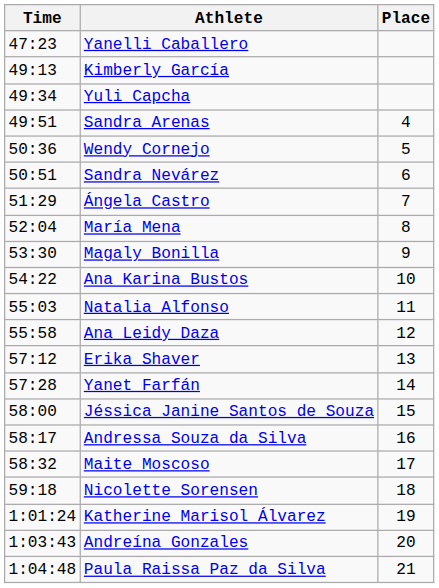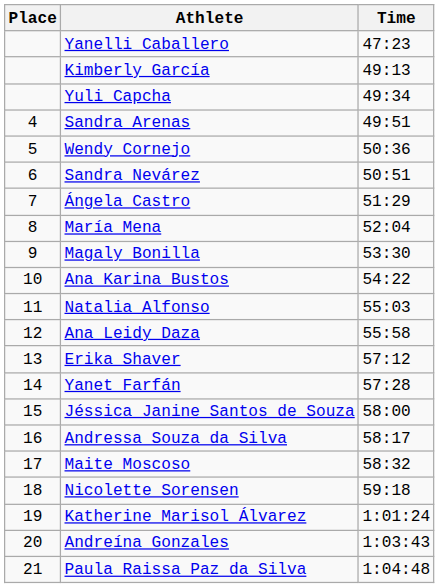columns swapped: (406, 18) <-> (42, 18)
